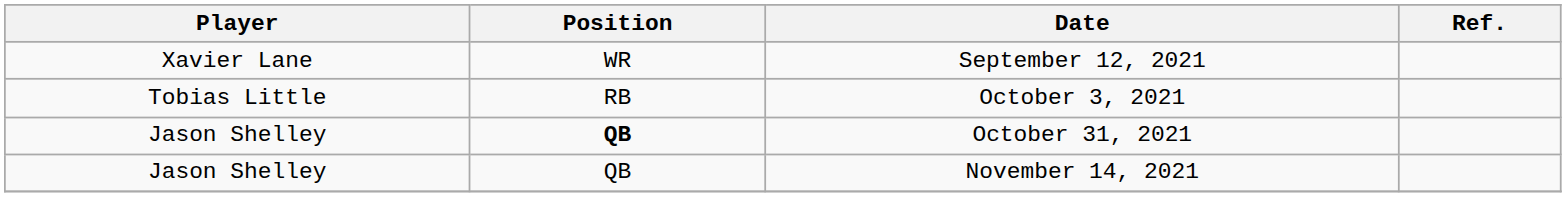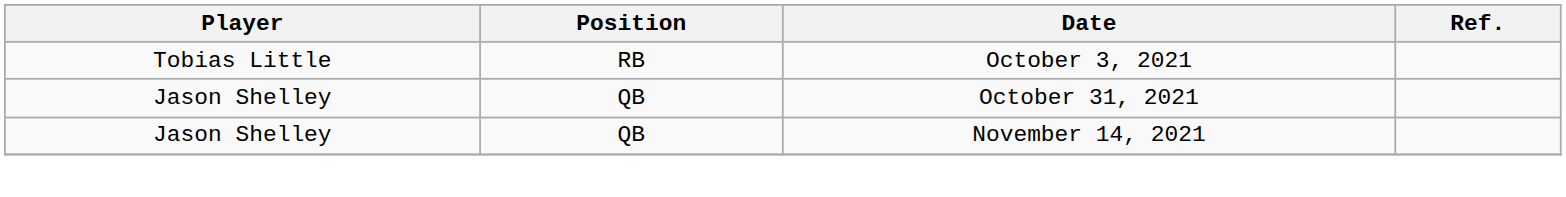- row: (1082, 61)
(618, 135) bold -> (631, 98) normal
